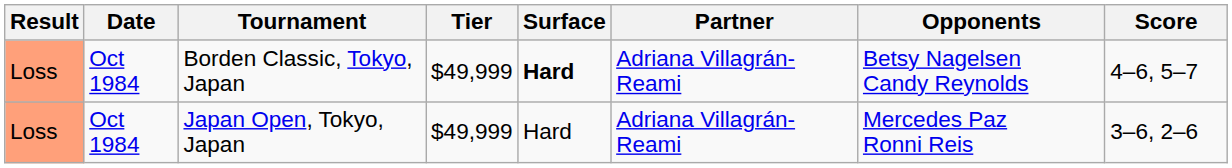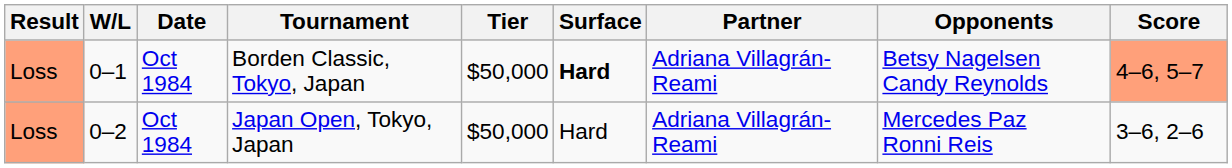+ column: (110, 22)
(472, 70) $49,999 -> (508, 70) $50,000
(1154, 70) no background -> (1160, 70) lightsalmon background
(472, 132) $49,999 -> (508, 132) $50,000
